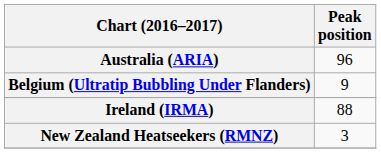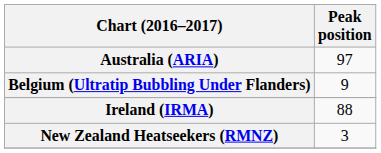(345, 60) 96 -> (345, 60) 97
